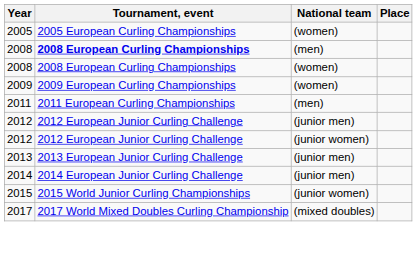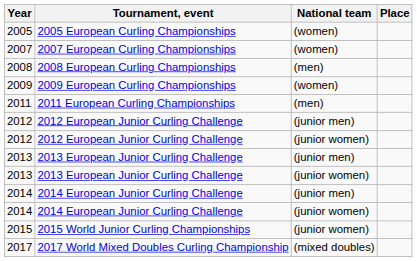+ row: (20, 49)
(144, 49) bold -> (137, 67) normal
- row: (20, 67)
+ row: (20, 175)
+ row: (20, 211)
